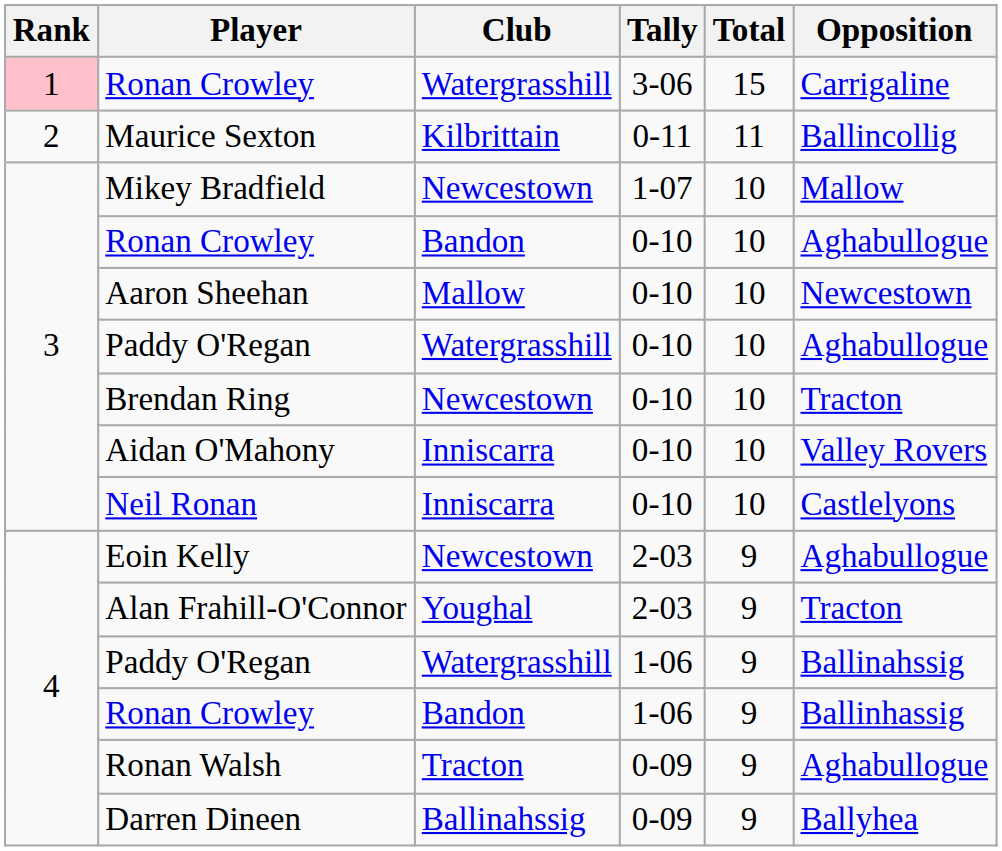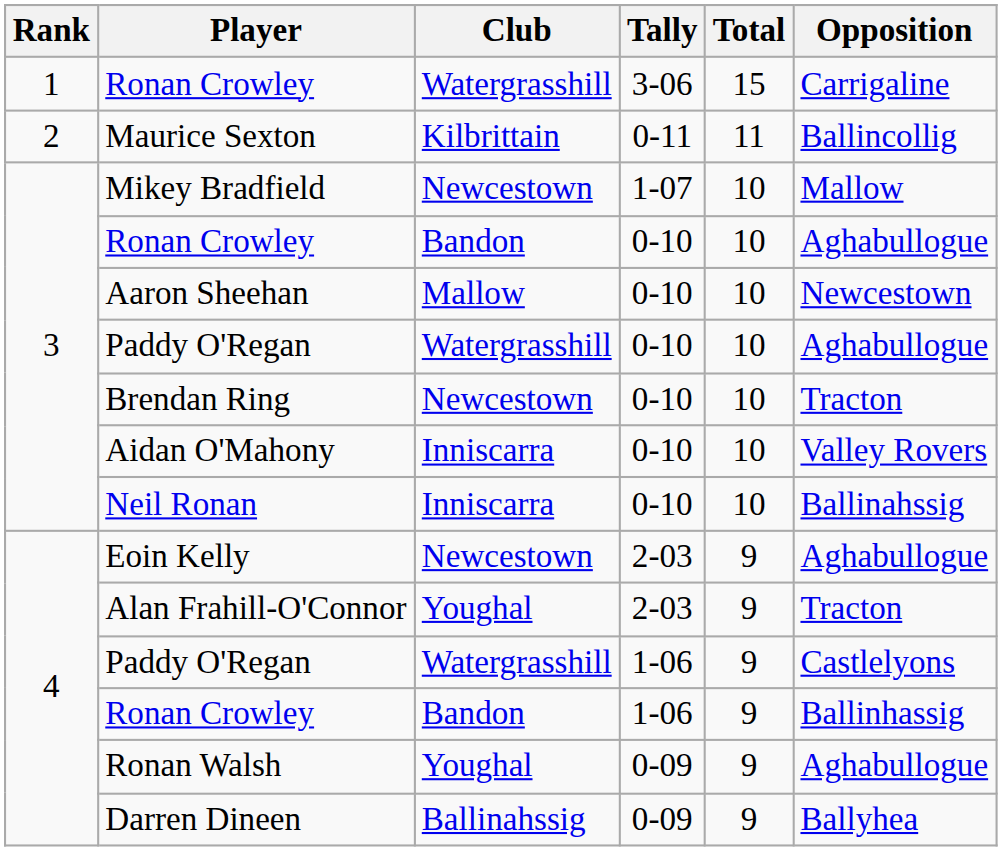(51, 83) pink background -> (51, 83) no background
(878, 503) Castlelyons -> (882, 503) Ballinahssig
(882, 661) Ballinahssig -> (878, 661) Castlelyons
(473, 766) Tracton -> (477, 766) Youghal
